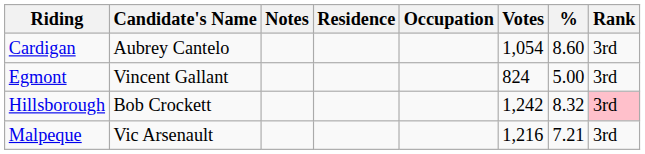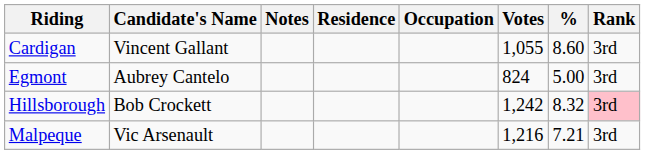(171, 47) Aubrey Cantelo -> (171, 47) Vincent Gallant
(523, 47) 1,054 -> (523, 47) 1,055
(171, 76) Vincent Gallant -> (171, 76) Aubrey Cantelo
